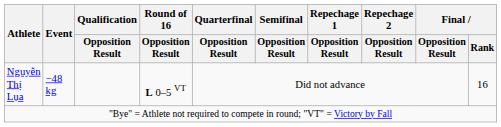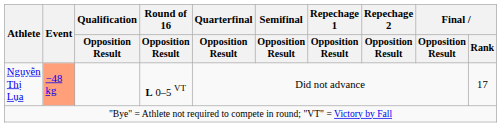(54, 84) no background -> (54, 84) lightsalmon background
(482, 84) 16 -> (482, 84) 17
